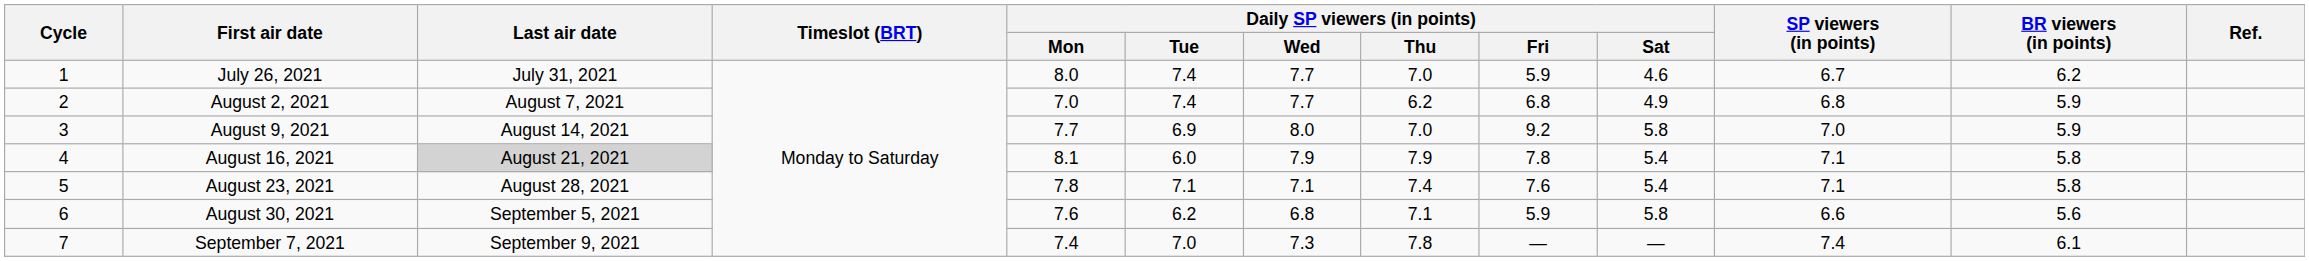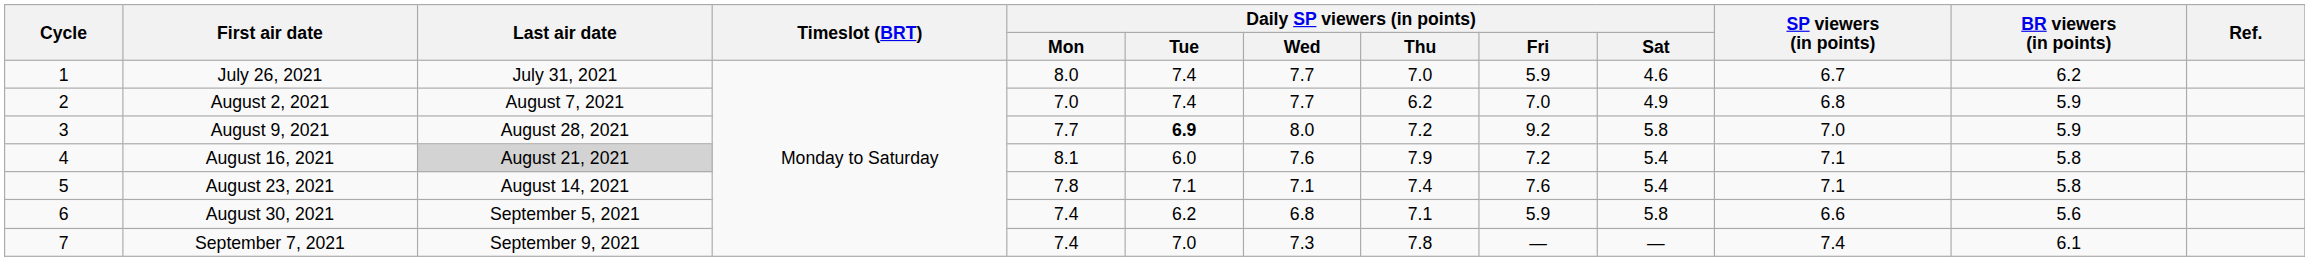(1538, 102) 6.8 -> (1538, 102) 7.0
(565, 130) August 14, 2021 -> (565, 130) August 28, 2021
(1184, 130) normal -> (1184, 130) bold
(1420, 130) 7.0 -> (1420, 130) 7.2
(1302, 158) 7.9 -> (1302, 158) 7.6
(1538, 158) 7.8 -> (1538, 158) 7.2
(565, 186) August 28, 2021 -> (565, 186) August 14, 2021
(1066, 214) 7.6 -> (1066, 214) 7.4
